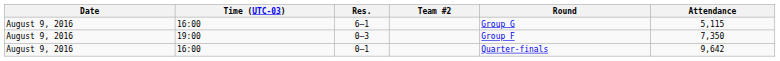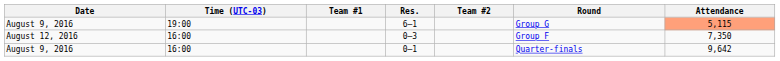+ column: (346, 11)
(189, 24) 16:00 -> (179, 24) 19:00
(712, 24) no background -> (720, 24) lightsalmon background
(40, 37) August 9, 2016 -> (42, 37) August 12, 2016
(189, 37) 19:00 -> (179, 37) 16:00
